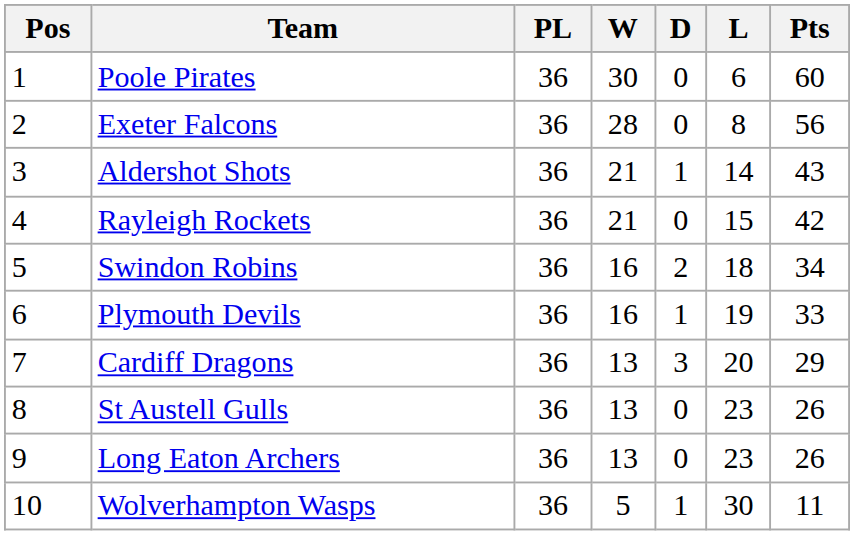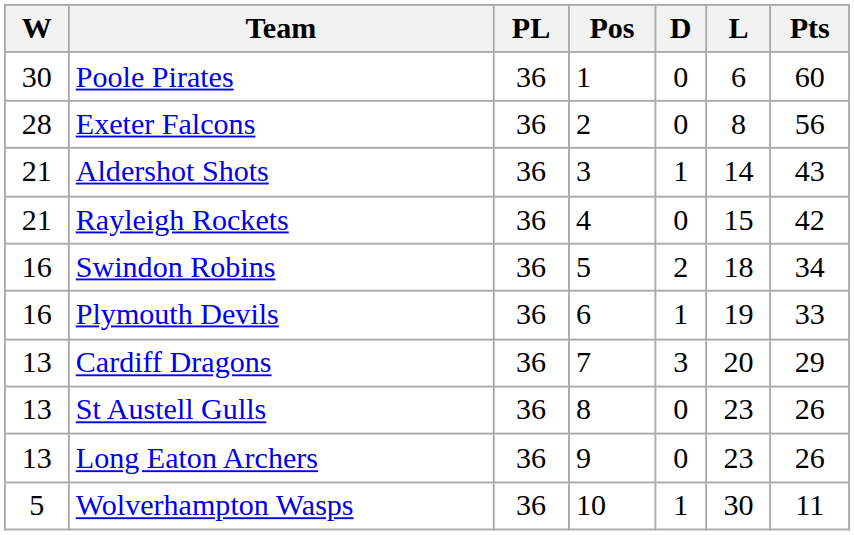columns swapped: (48, 28) <-> (623, 28)
